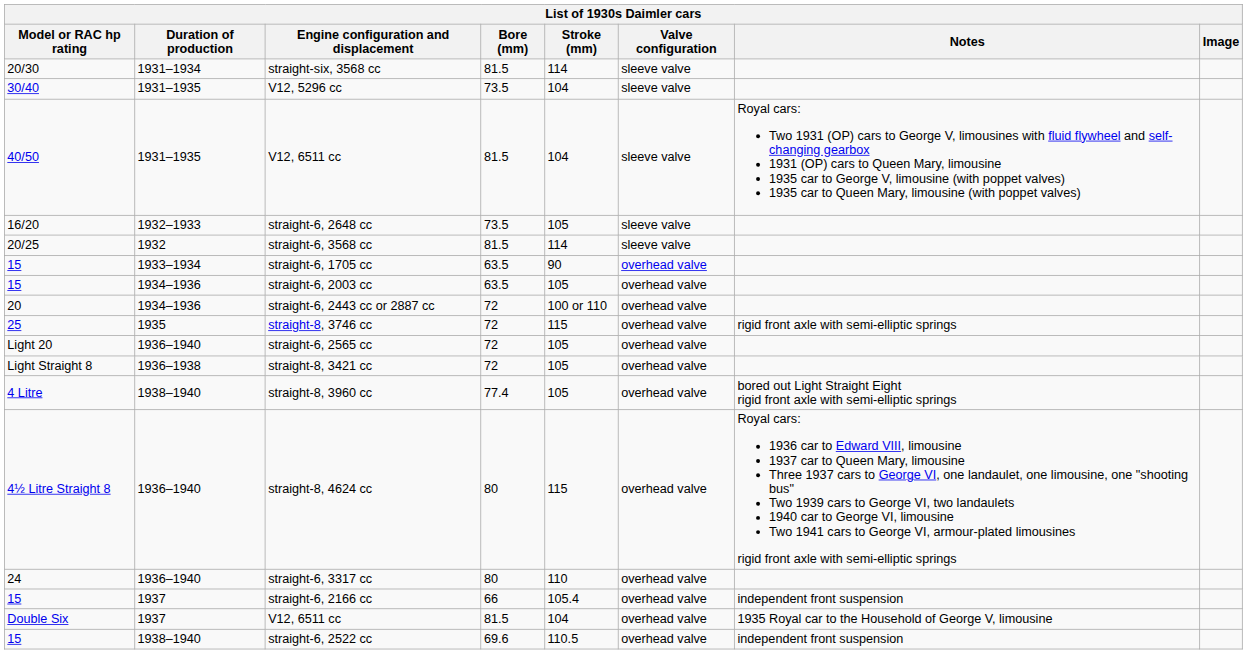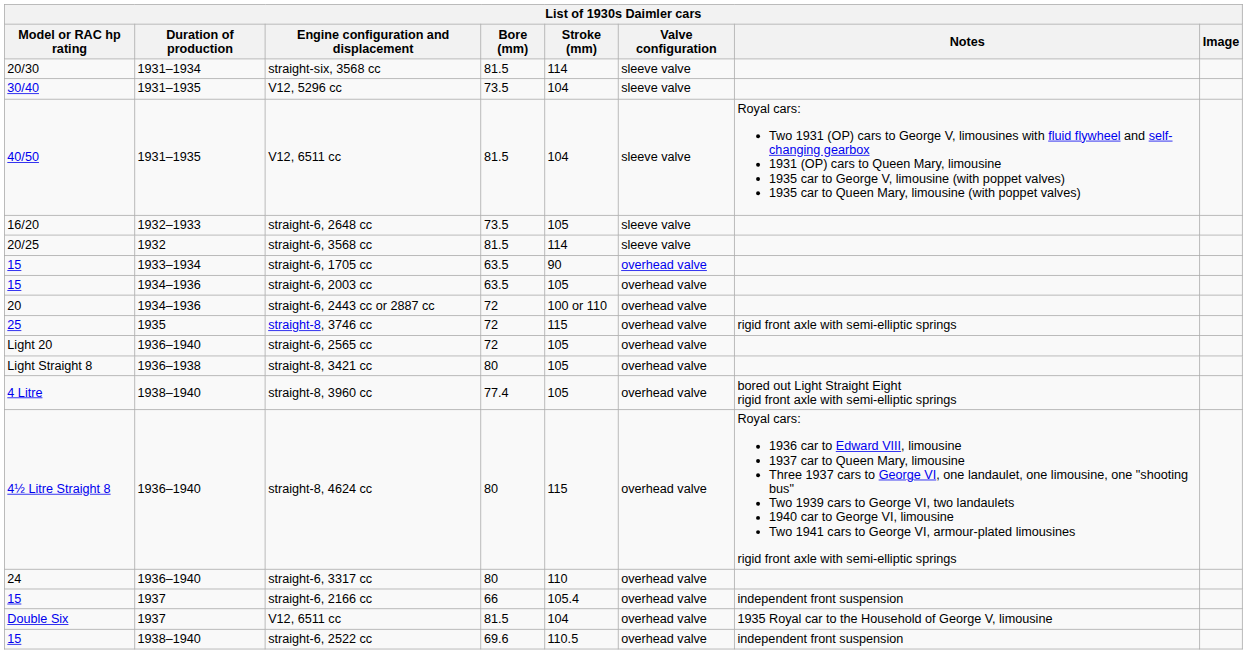(491, 365) 72 -> (491, 365) 80
